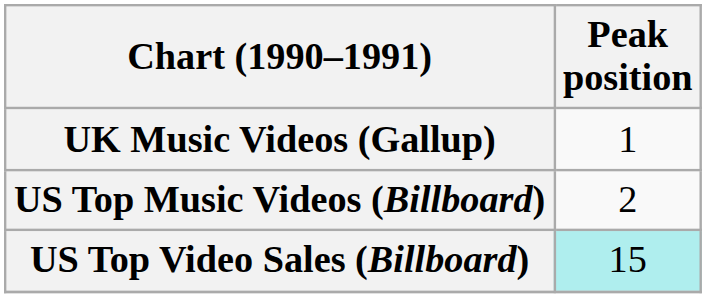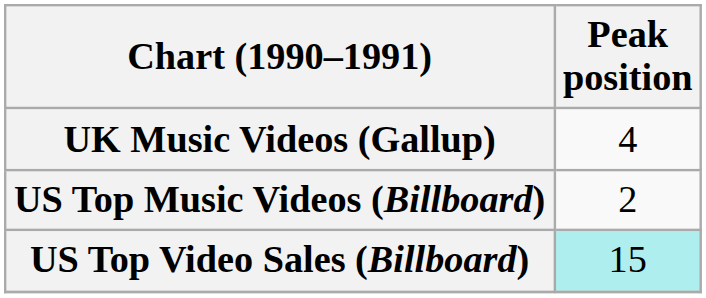(628, 138) 1 -> (628, 138) 4
